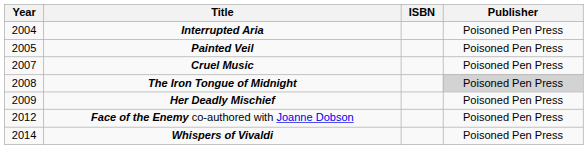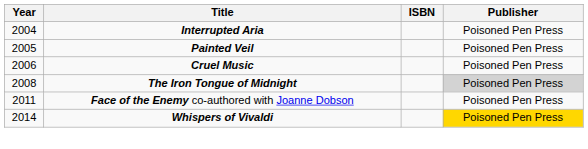(24, 65) 2007 -> (24, 65) 2006
- row: (222, 100)
(24, 118) 2012 -> (24, 100) 2011
(513, 135) no background -> (513, 118) gold background
